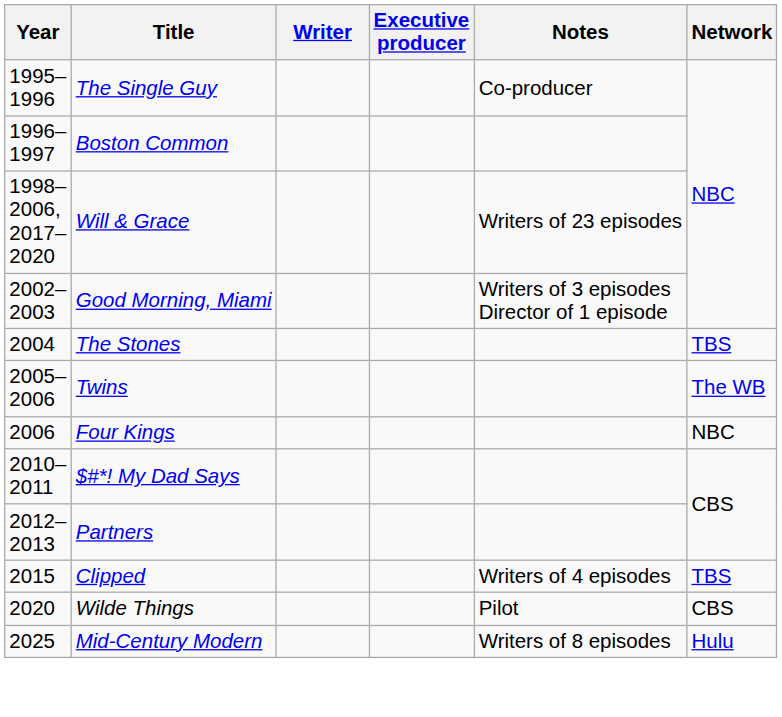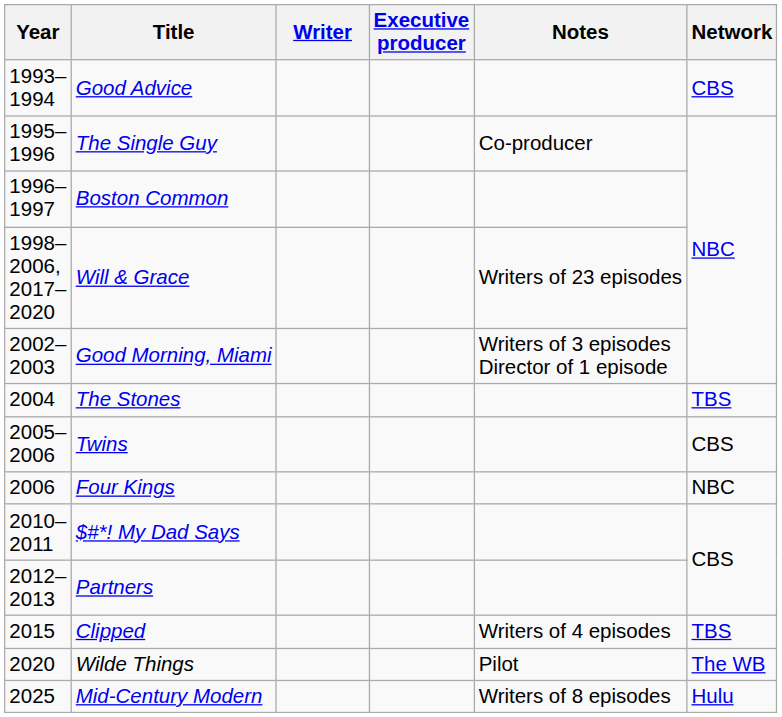+ row: (134, 87)
(729, 388) The WB -> (713, 443) CBS
(713, 608) CBS -> (729, 663) The WB
